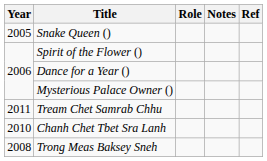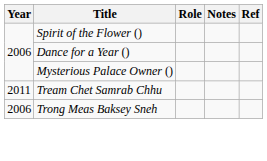- row: (74, 33)
- row: (101, 128)
(19, 147) 2008 -> (19, 109) 2006
